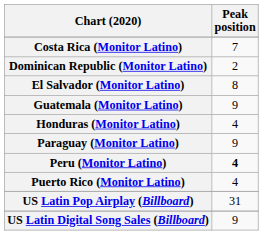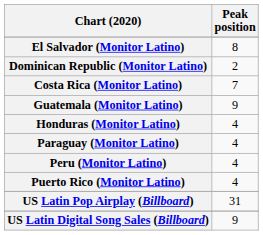rows swapped: (108, 47) <-> (108, 85)
(235, 143) 9 -> (235, 143) 4
(235, 162) bold -> (235, 162) normal
